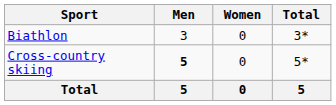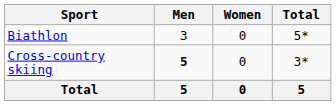(301, 35) 3* -> (301, 35) 5*
(301, 63) 5* -> (301, 63) 3*
